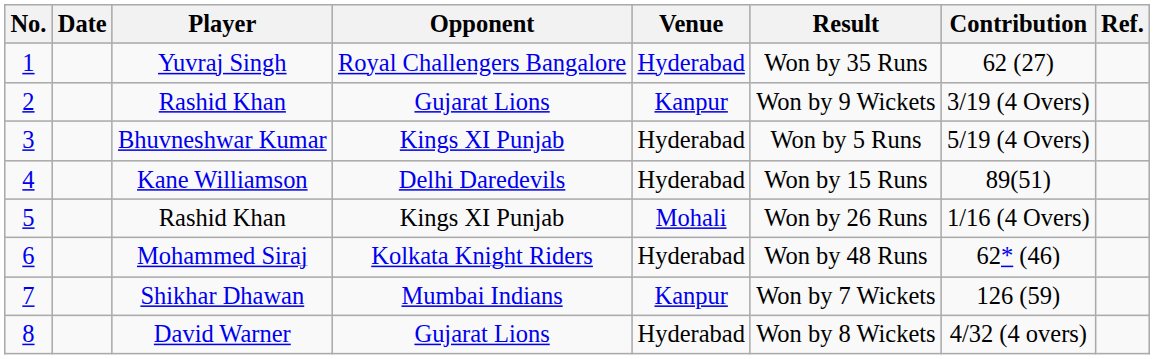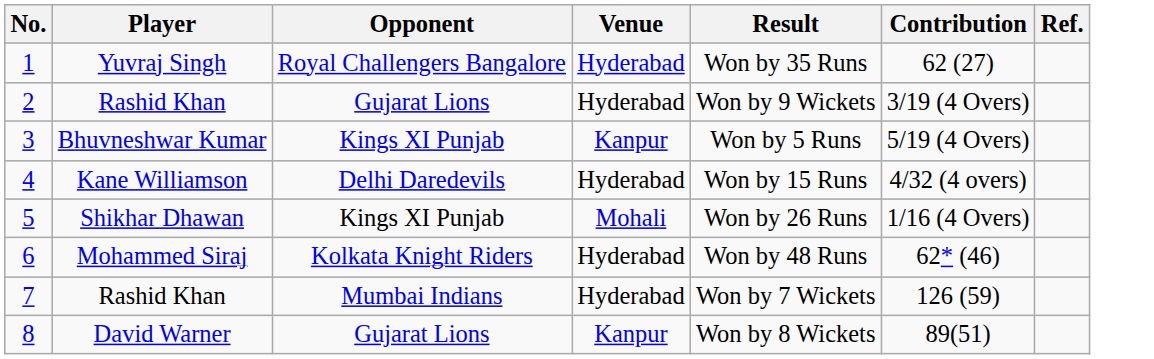- column: (82, 23)
(691, 101) Kanpur -> (631, 101) Hyderabad
(691, 140) Hyderabad -> (631, 140) Kanpur
(1018, 179) 89(51) -> (958, 179) 4/32 (4 overs)
(222, 218) Rashid Khan -> (162, 218) Shikhar Dhawan
(222, 295) Shikhar Dhawan -> (162, 295) Rashid Khan
(691, 295) Kanpur -> (631, 295) Hyderabad
(691, 334) Hyderabad -> (631, 334) Kanpur
(1018, 334) 4/32 (4 overs) -> (958, 334) 89(51)
